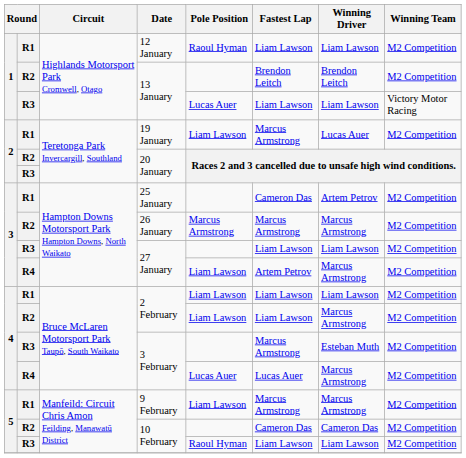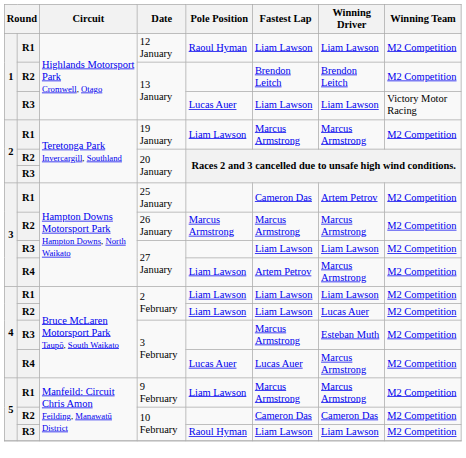(345, 134) Lucas Auer -> (344, 134) Marcus Armstrong
(344, 317) Marcus Armstrong -> (345, 311) Lucas Auer
